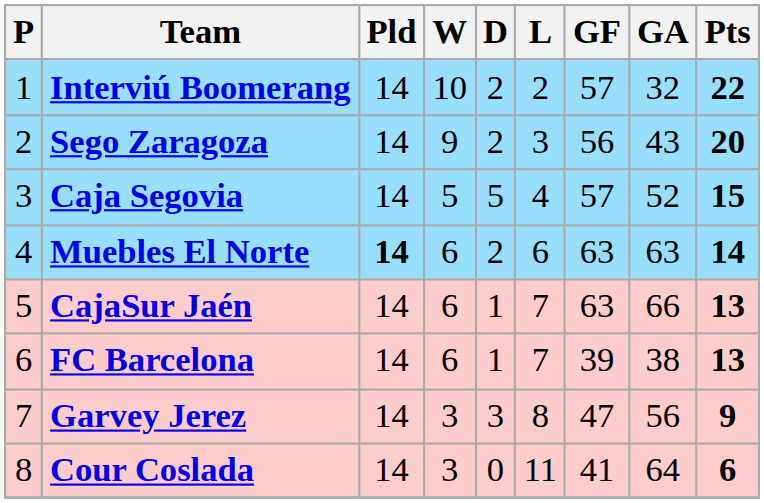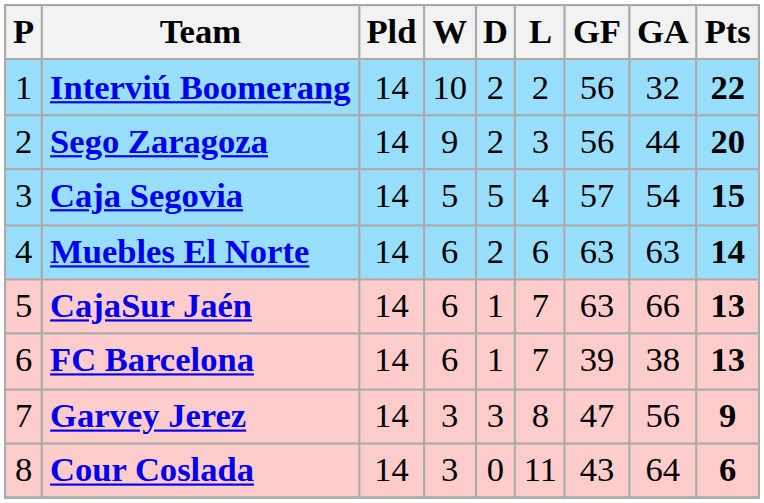(597, 86) 57 -> (597, 86) 56
(663, 141) 43 -> (663, 141) 44
(663, 196) 52 -> (663, 196) 54
(391, 251) bold -> (391, 251) normal
(597, 470) 41 -> (597, 470) 43
